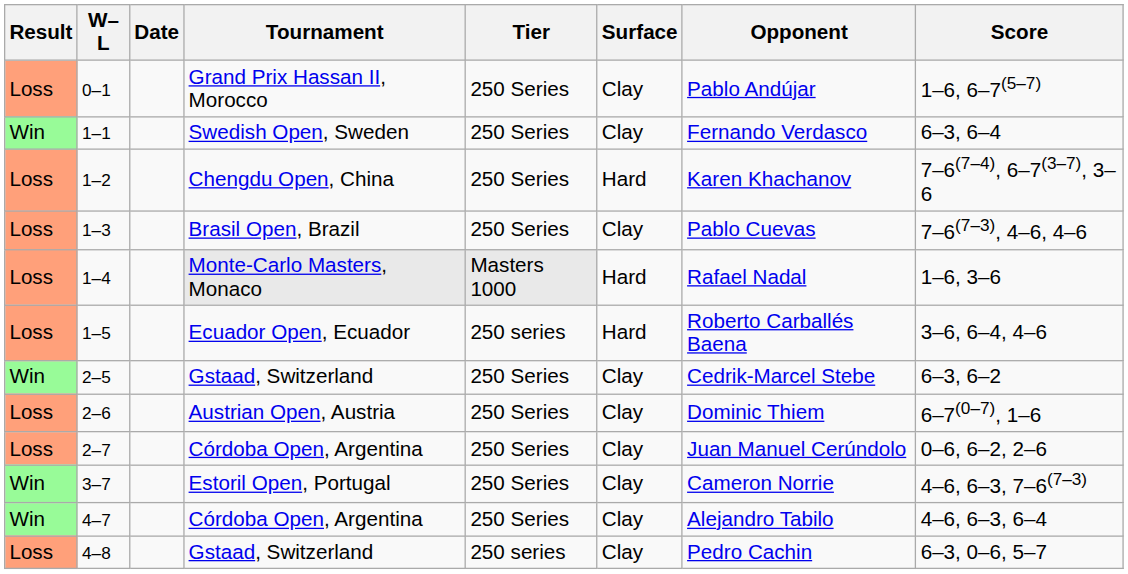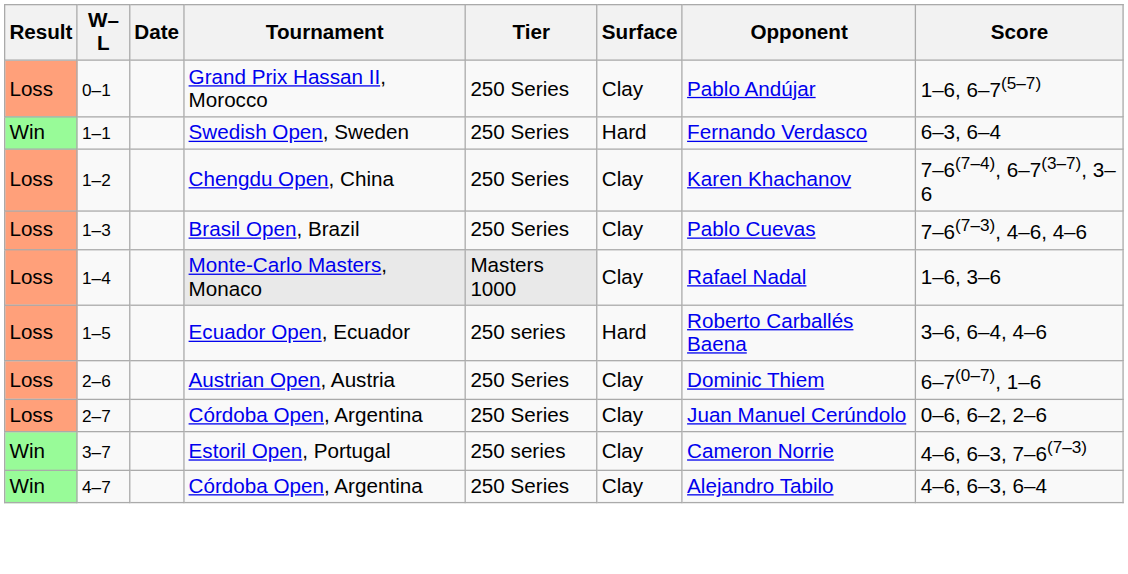(623, 132) Clay -> (624, 132) Hard
(624, 179) Hard -> (623, 179) Clay
(624, 276) Hard -> (623, 276) Clay
- row: (96, 378)
(520, 483) 250 Series -> (518, 451) 250 series
- row: (96, 553)
